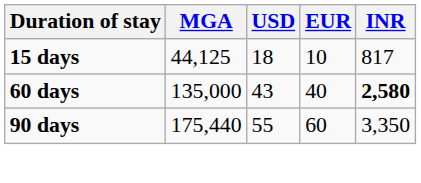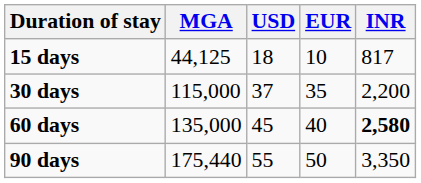+ row: (44, 90)
(262, 90) 43 -> (262, 125) 45
(316, 125) 60 -> (316, 159) 50
